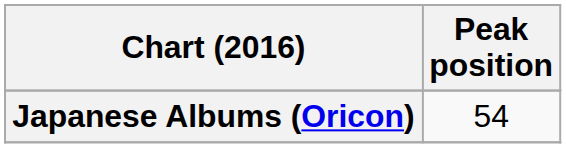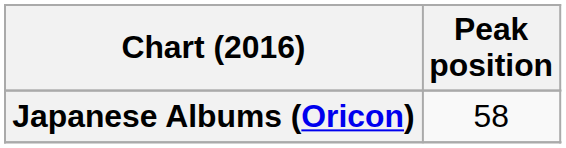(491, 116) 54 -> (491, 116) 58
